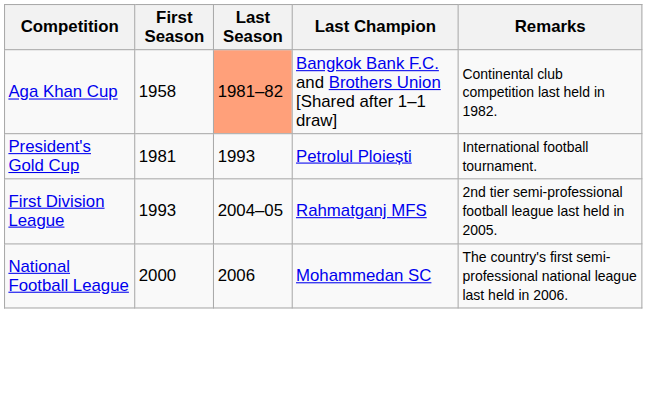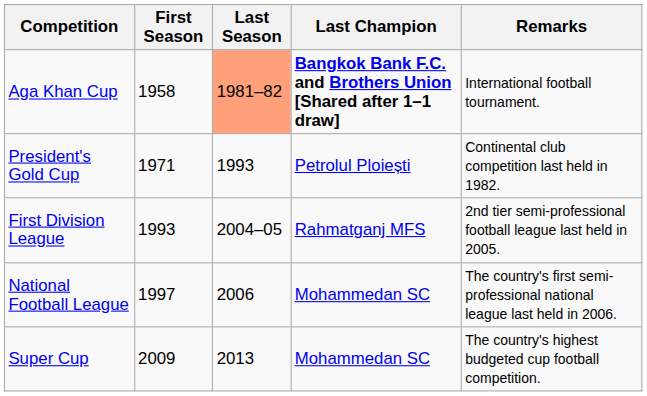(368, 91) normal -> (373, 91) bold
(534, 92) Continental club competition last held in 1982. -> (528, 92) International football tournament.
(157, 156) 1981 -> (157, 165) 1971
(525, 157) International football tournament. -> (536, 166) Continental club competition last held in 1982.
(157, 275) 2000 -> (157, 294) 1997
+ row: (49, 358)
